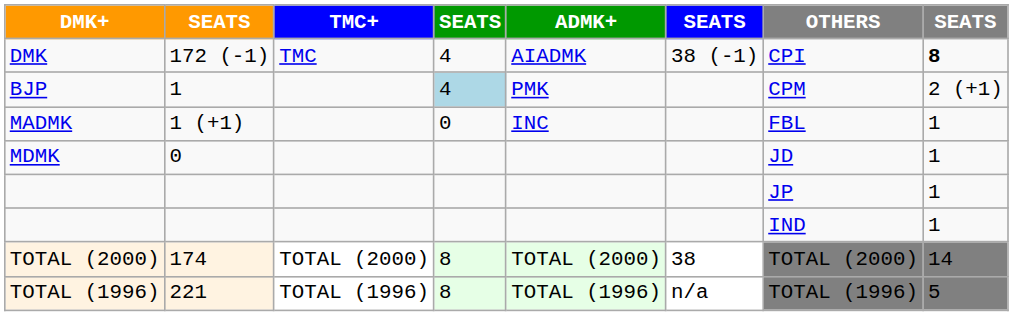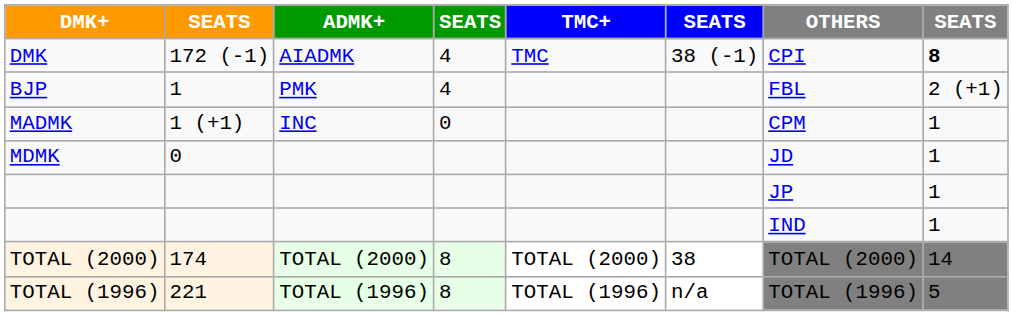columns swapped: (586, 22) <-> (354, 22)
(445, 90) lightblue background -> (445, 90) no background
(787, 90) CPM -> (787, 90) FBL
(787, 123) FBL -> (787, 123) CPM
